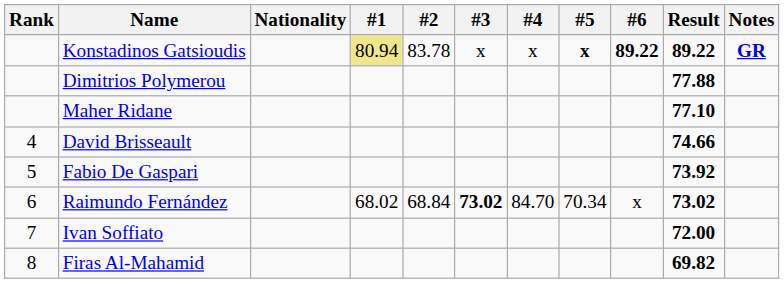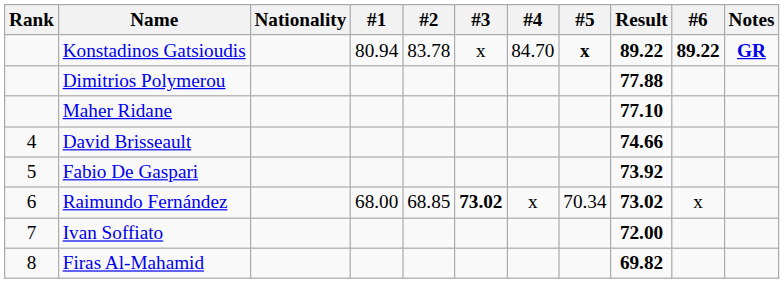columns swapped: (637, 19) <-> (694, 19)
(377, 50) khaki background -> (377, 50) no background
(533, 50) x -> (533, 50) 84.70
(377, 202) 68.02 -> (377, 202) 68.00
(429, 202) 68.84 -> (429, 202) 68.85
(533, 202) 84.70 -> (533, 202) x
